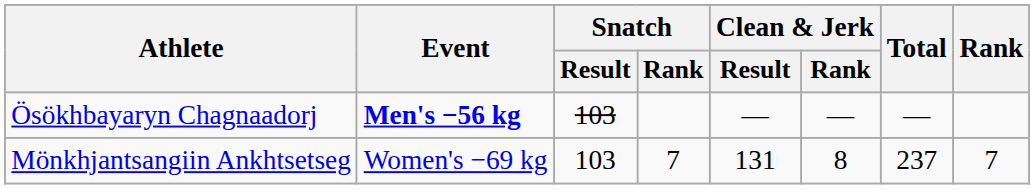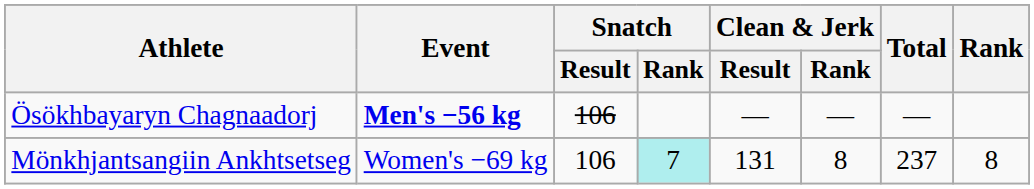(595, 115) 103 -> (595, 115) 106
(595, 160) 103 -> (595, 160) 106
(673, 160) no background -> (673, 160) paleturquoise background
(991, 160) 7 -> (991, 160) 8
